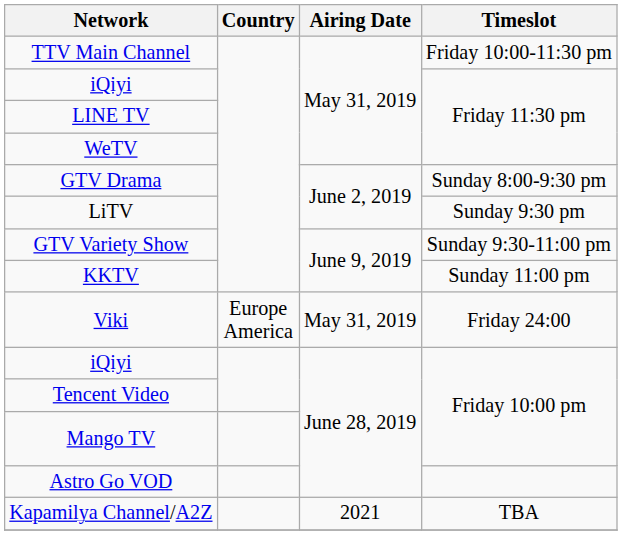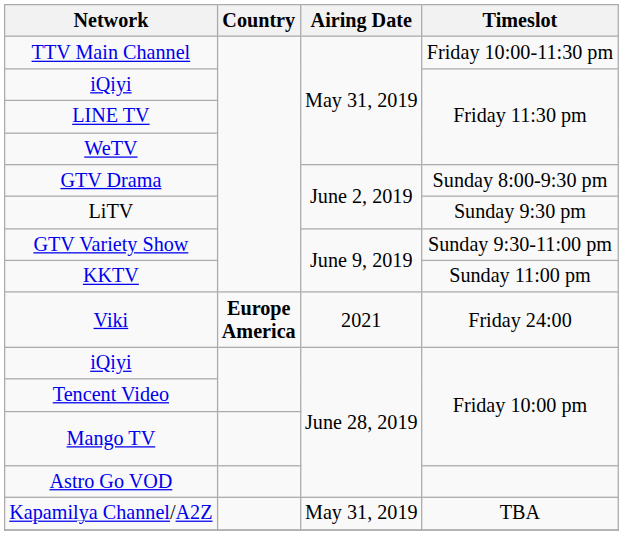(258, 319) normal -> (259, 319) bold
(360, 319) May 31, 2019 -> (361, 319) 2021
(360, 513) 2021 -> (361, 513) May 31, 2019
